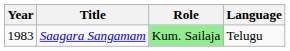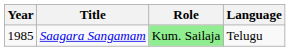(21, 35) 1983 -> (21, 35) 1985
